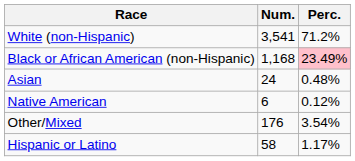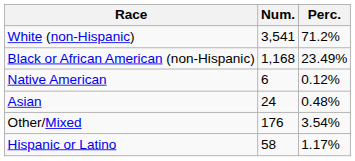(324, 58) pink background -> (324, 58) no background
rows swapped: (57, 101) <-> (25, 79)
